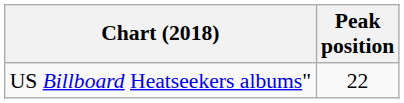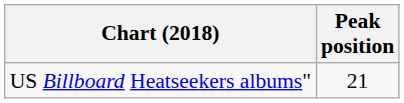(358, 80) 22 -> (358, 80) 21
